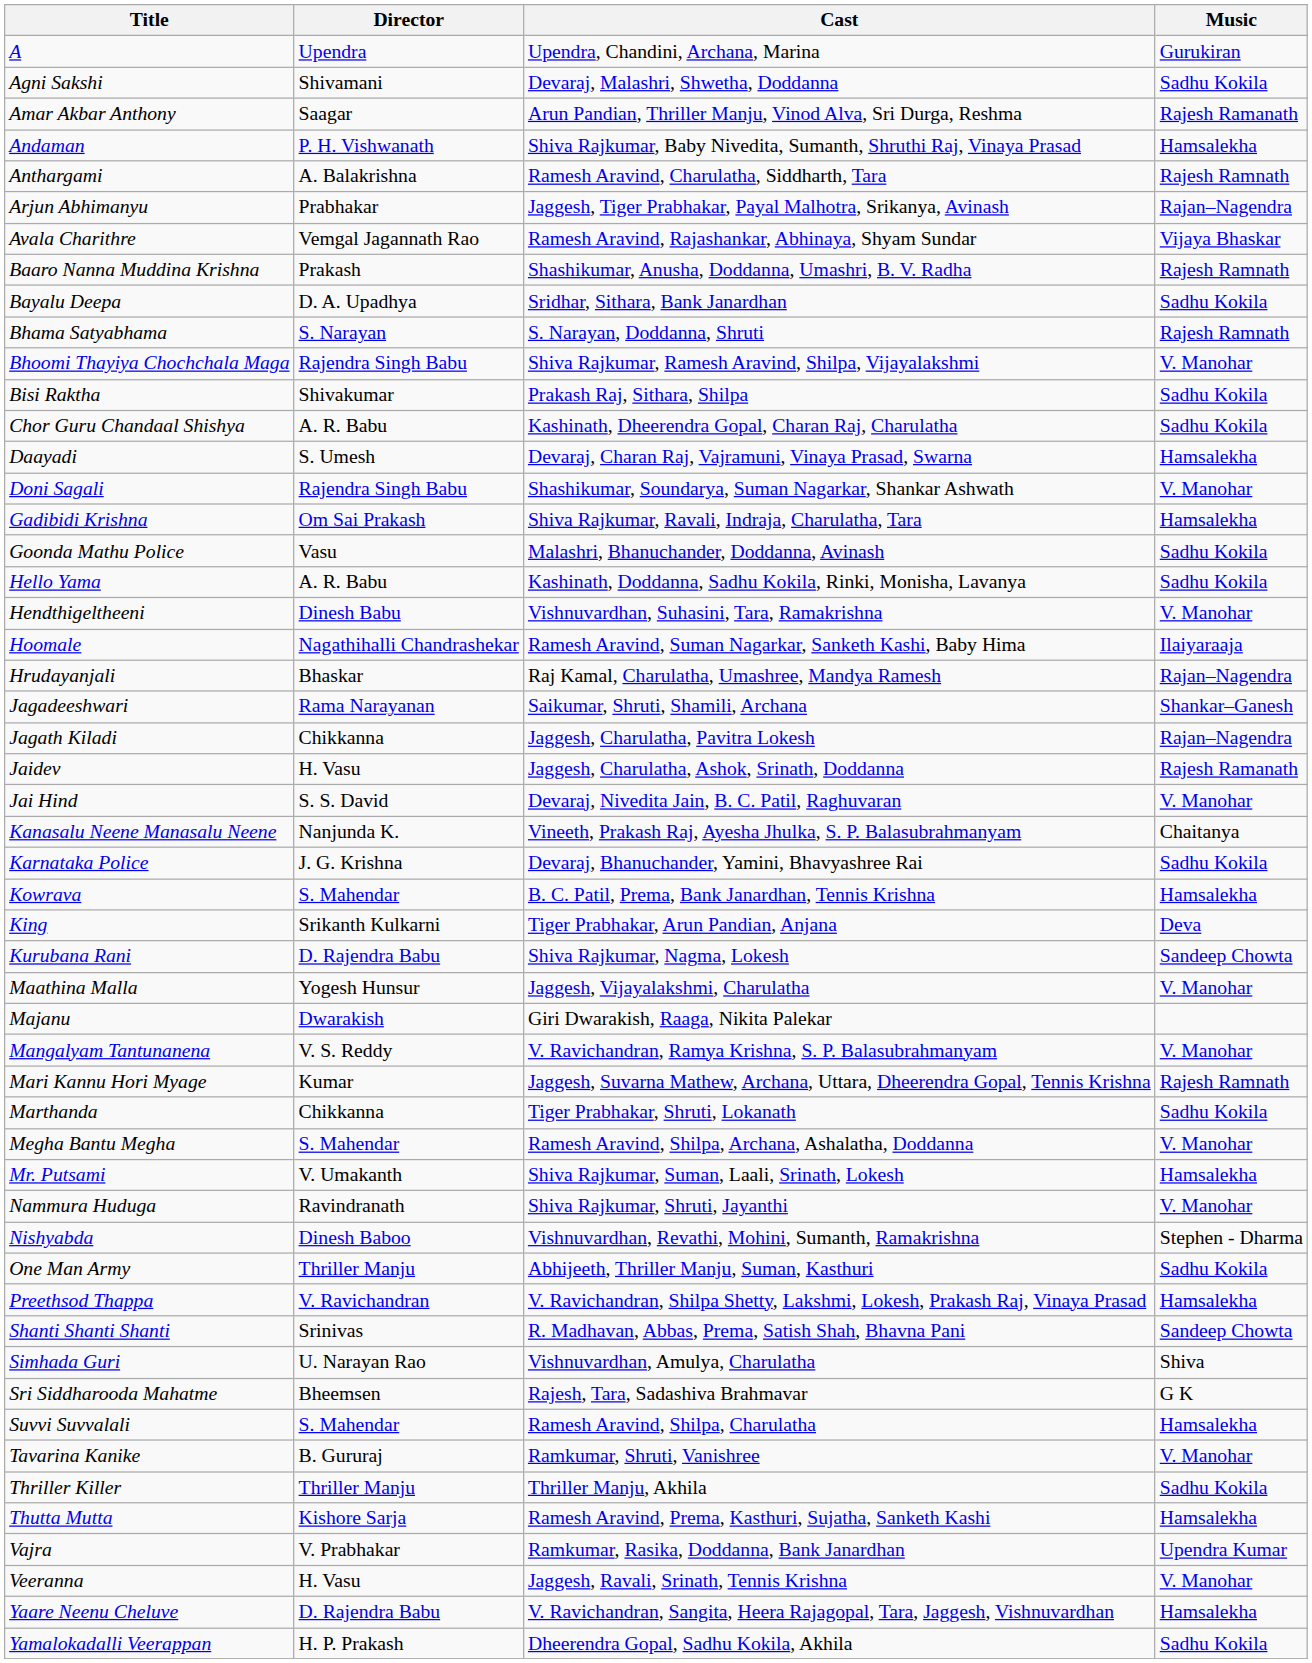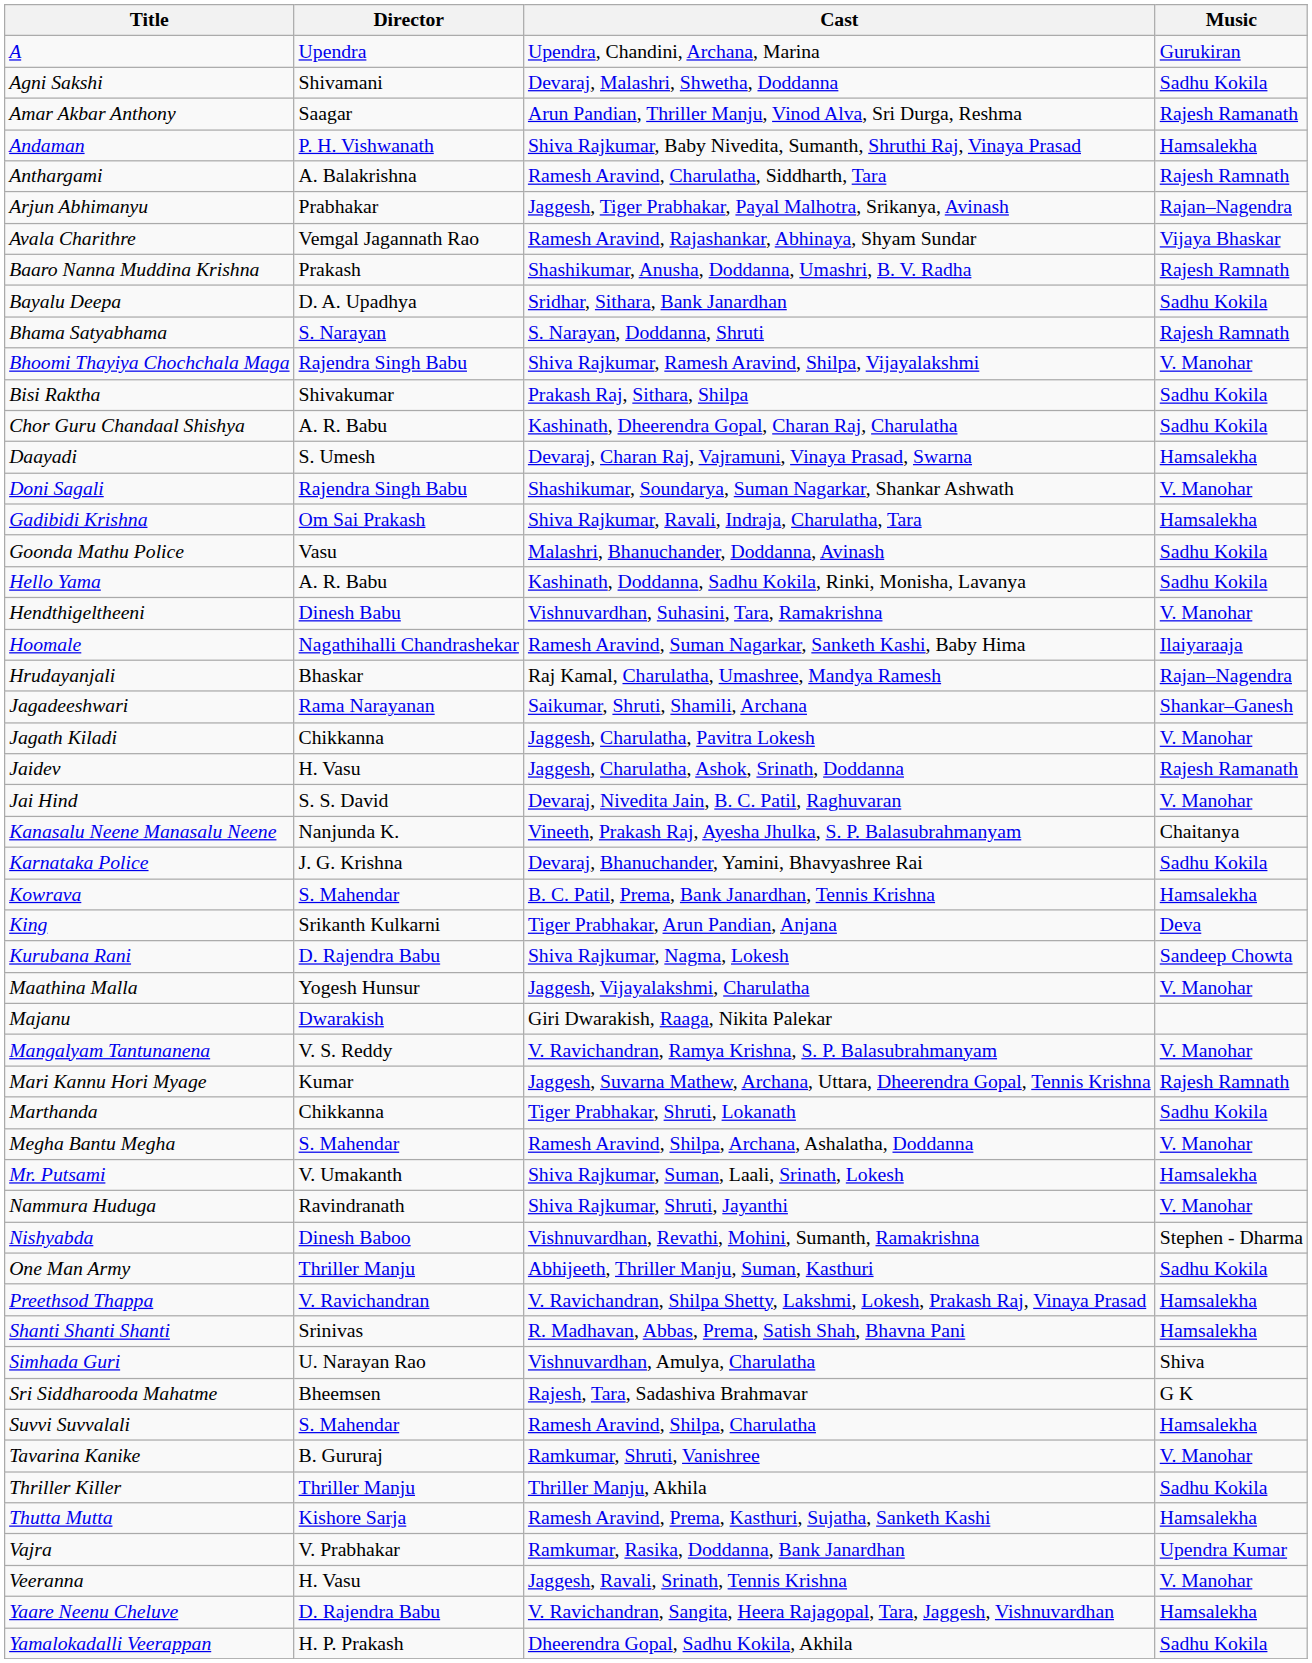(1226, 737) Rajan–Nagendra -> (1206, 737) V. Manohar
(1226, 1330) Sandeep Chowta -> (1208, 1330) Hamsalekha
